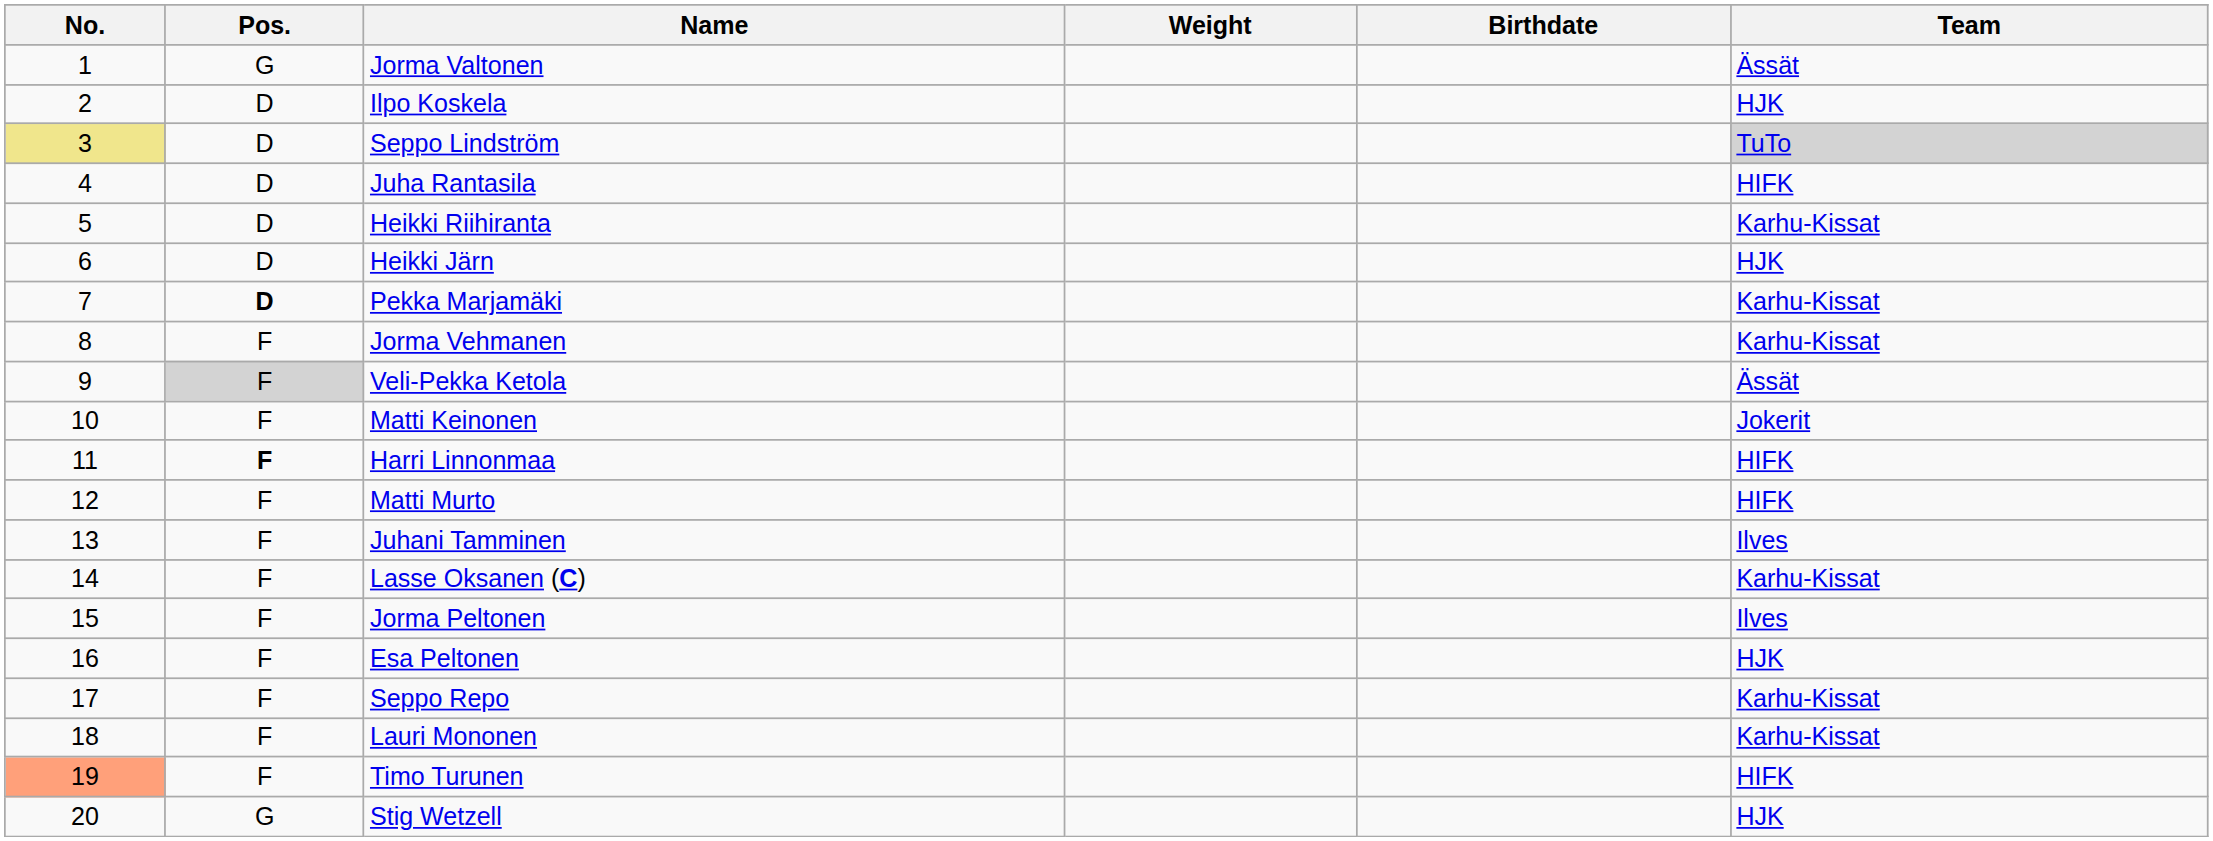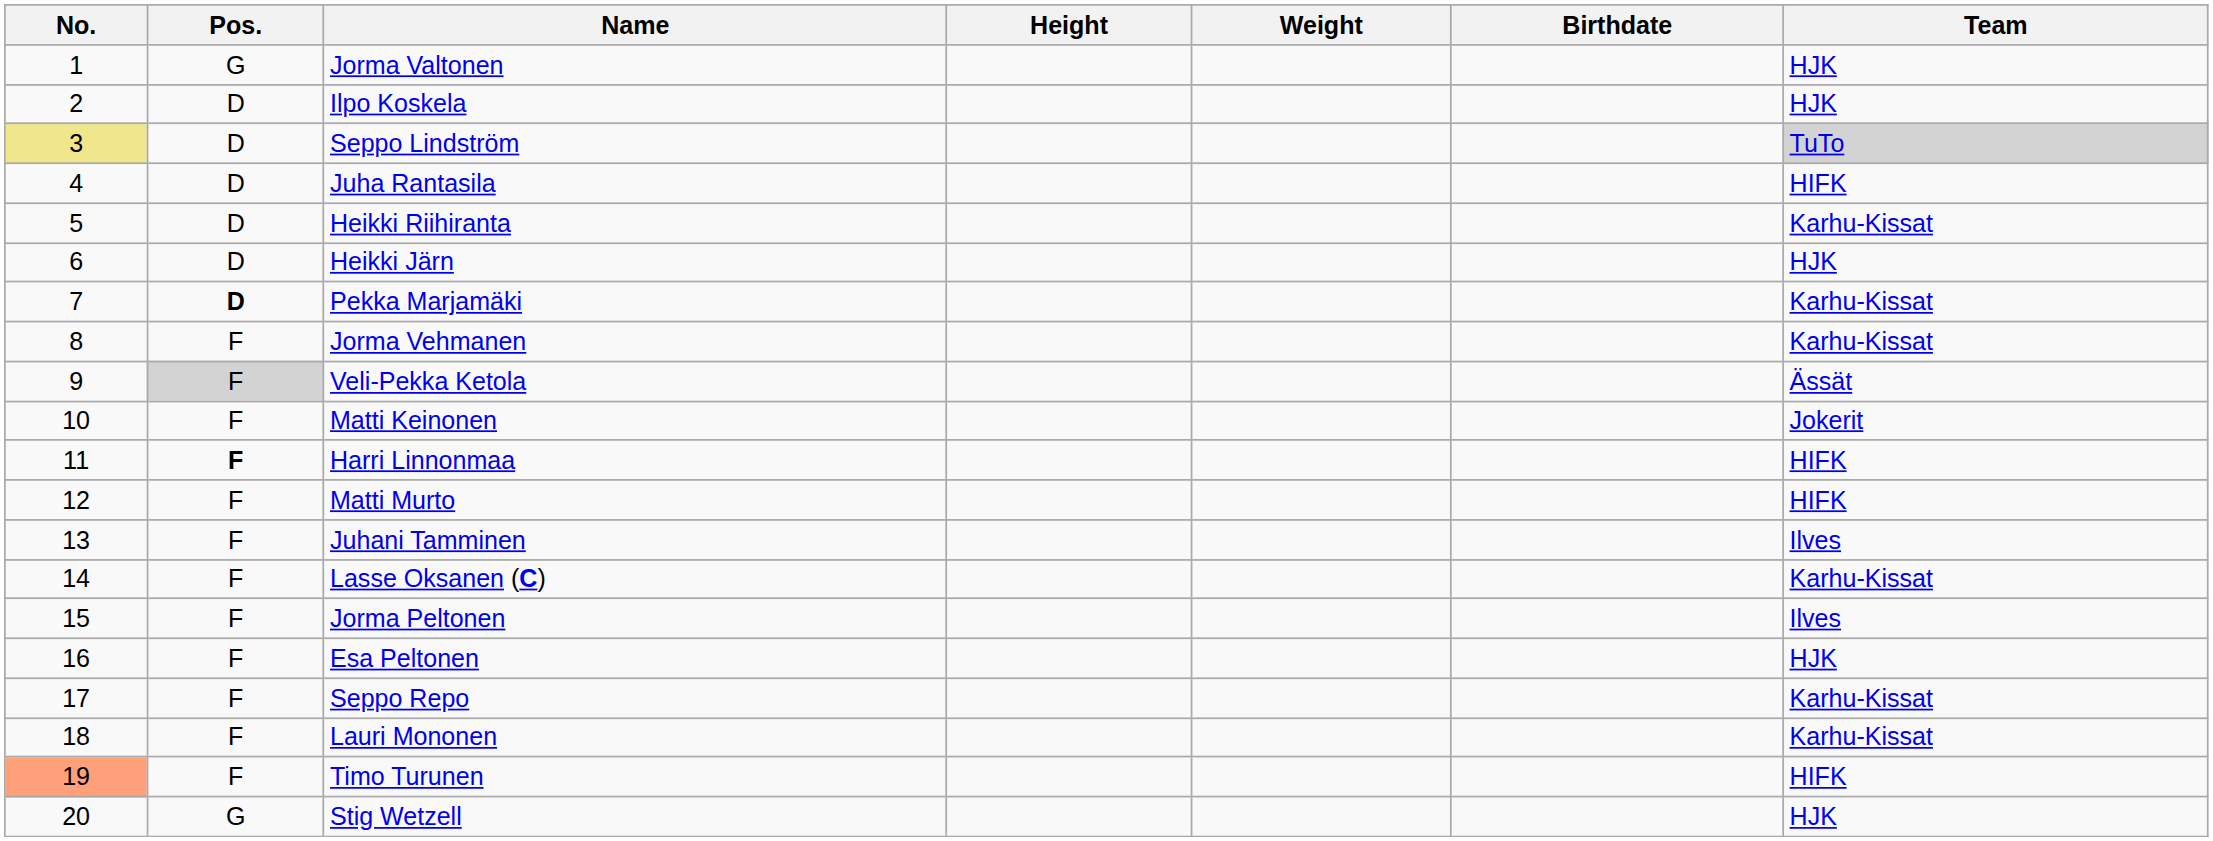+ column: (1069, 25)
(1768, 65) Ässät -> (1813, 65) HJK
